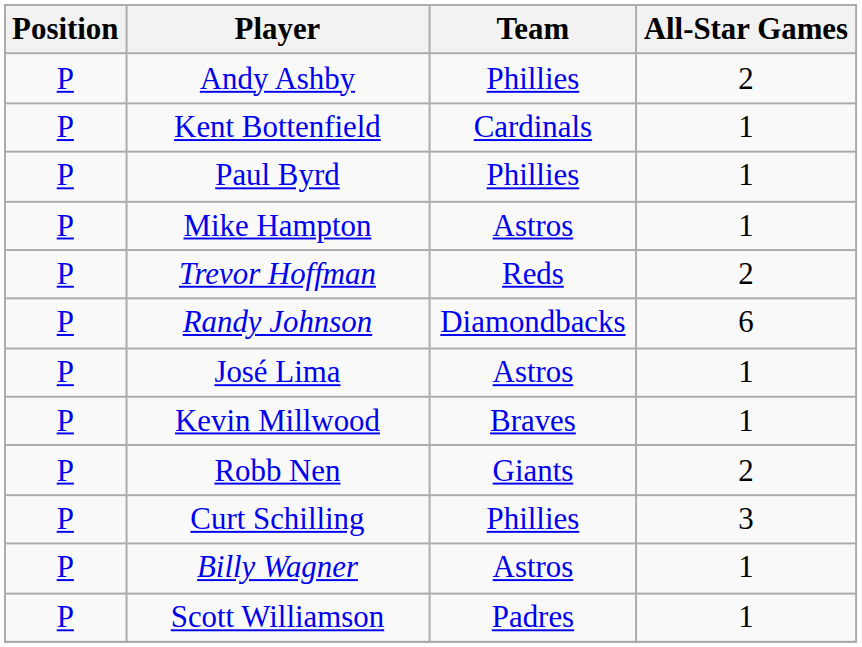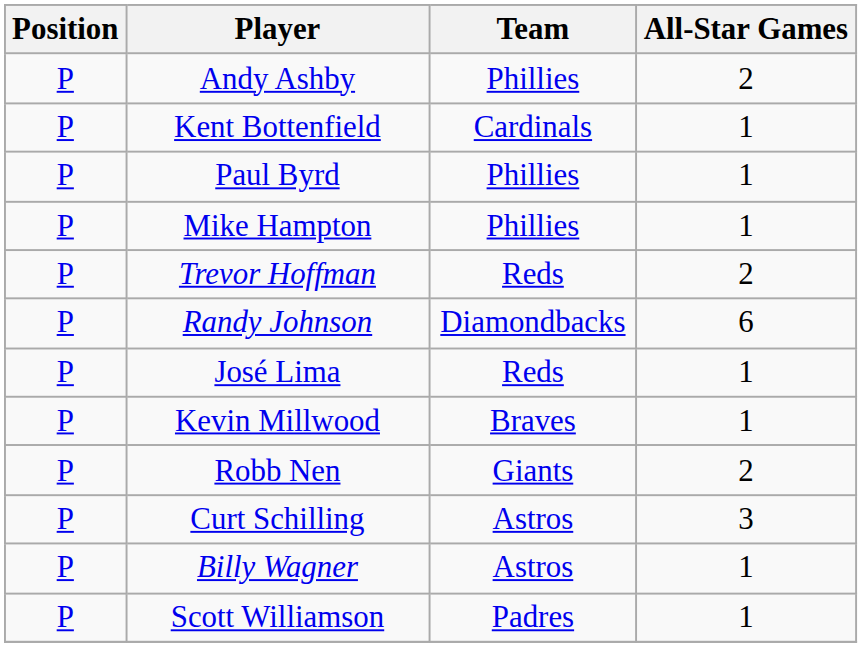(533, 224) Astros -> (533, 224) Phillies
(533, 371) Astros -> (533, 371) Reds
(533, 518) Phillies -> (533, 518) Astros
